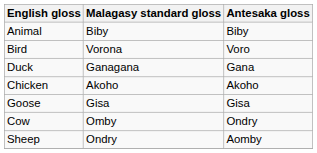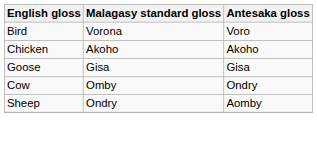- row: (24, 31)
- row: (20, 67)
